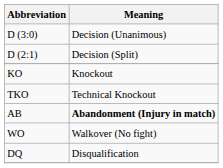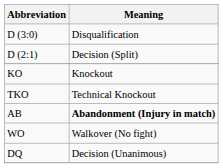(119, 34) Decision (Unanimous) -> (105, 34) Disqualification
(105, 153) Disqualification -> (119, 153) Decision (Unanimous)
